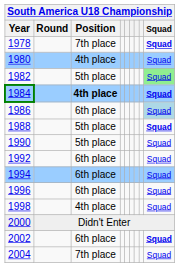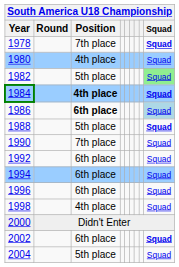(95, 110) normal -> (95, 110) bold
(95, 142) 5th place -> (95, 142) 7th place
(95, 254) 7th place -> (95, 254) 5th place
